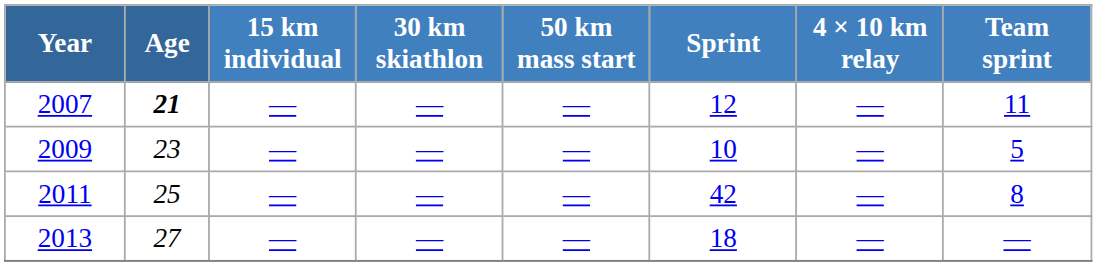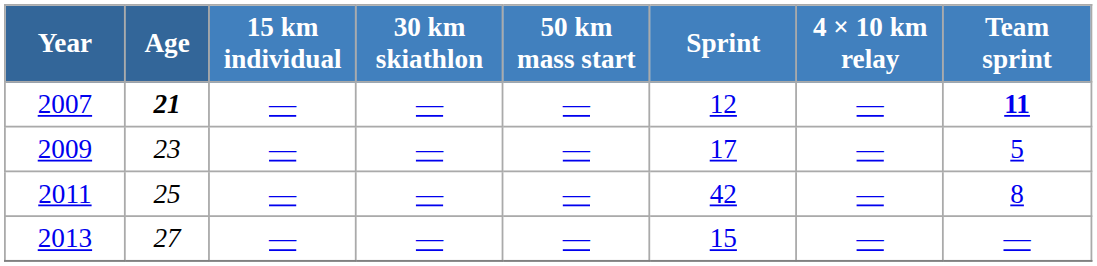(1017, 104) normal -> (1017, 104) bold
(723, 149) 10 -> (723, 149) 17
(723, 238) 18 -> (723, 238) 15
